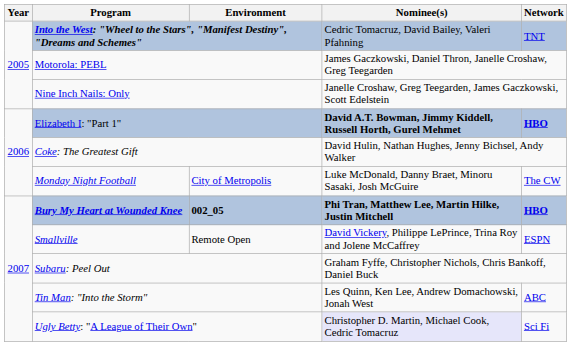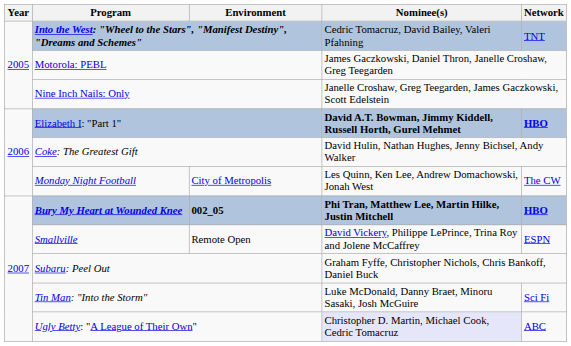(408, 181) Luke McDonald, Danny Braet, Minoru Sasaki, Josh McGuire -> (421, 181) Les Quinn, Ken Lee, Andrew Domachowski, Jonah West
(421, 297) Les Quinn, Ken Lee, Andrew Domachowski, Jonah West -> (408, 297) Luke McDonald, Danny Braet, Minoru Sasaki, Josh McGuire
(535, 297) ABC -> (537, 297) Sci Fi
(537, 326) Sci Fi -> (535, 326) ABC
